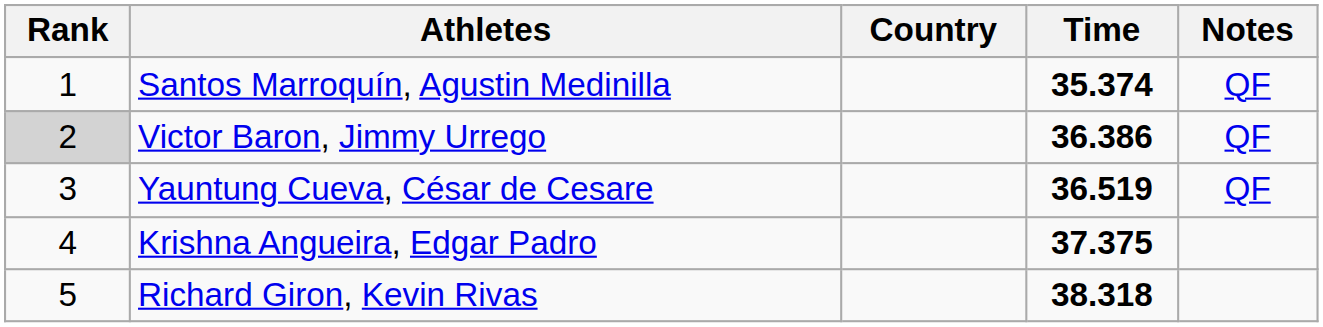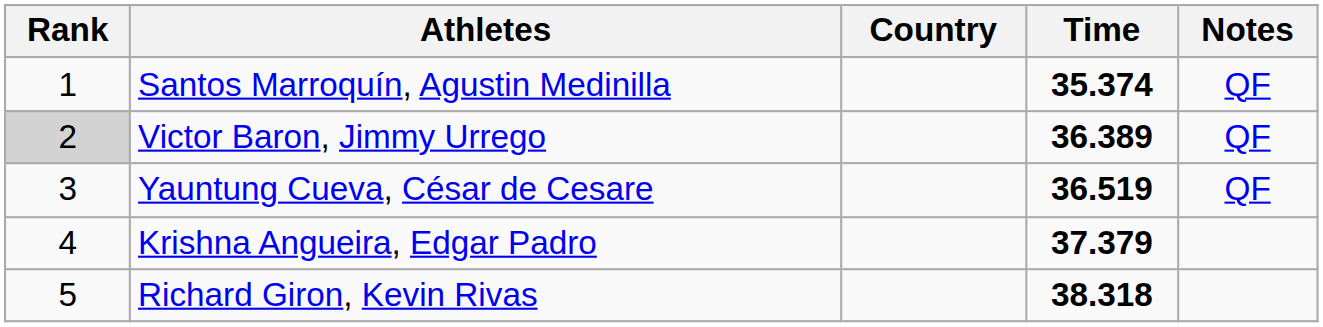(1102, 136) 36.386 -> (1102, 136) 36.389
(1102, 242) 37.375 -> (1102, 242) 37.379
